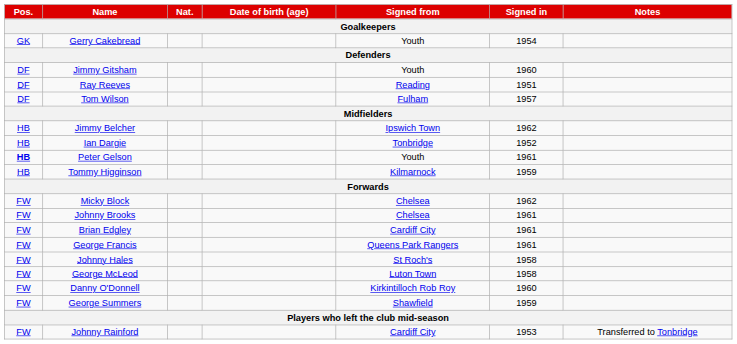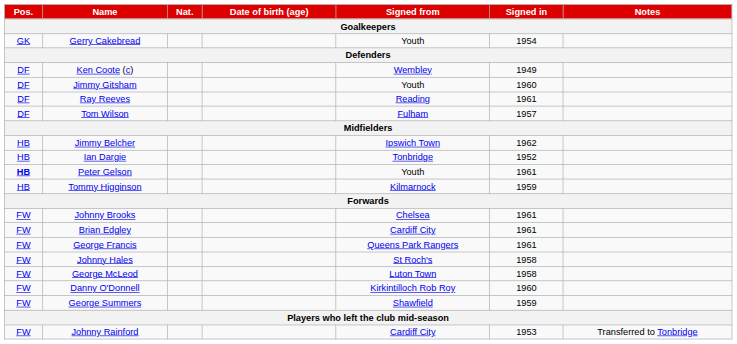+ row: (105, 70)
(526, 85) 1951 -> (526, 99) 1961
- row: (105, 201)
